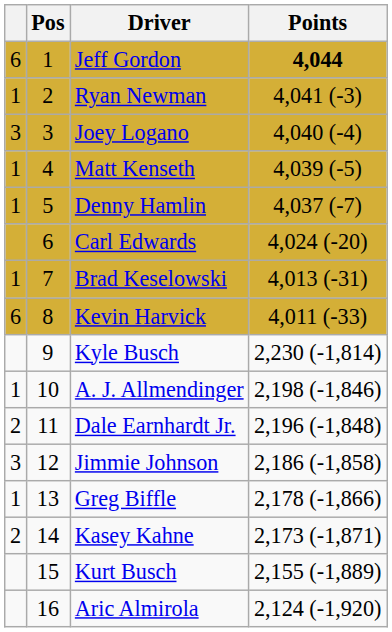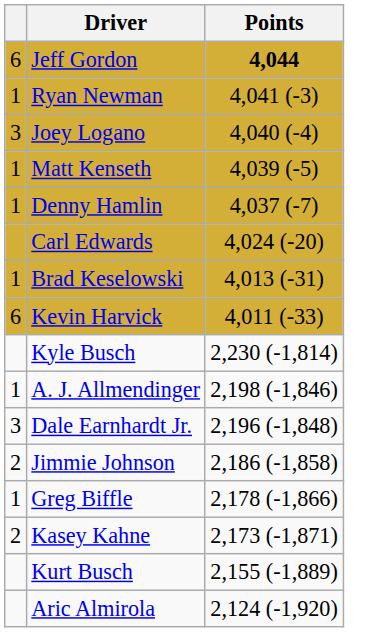- column: (48, 22)
(15, 425) 2 -> (15, 425) 3
(15, 462) 3 -> (15, 462) 2
